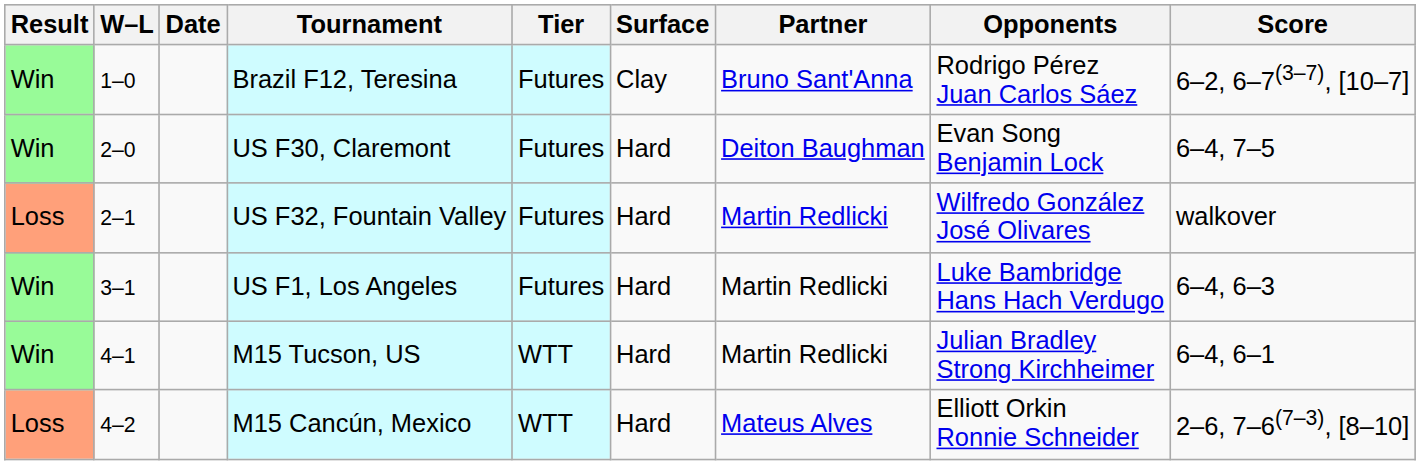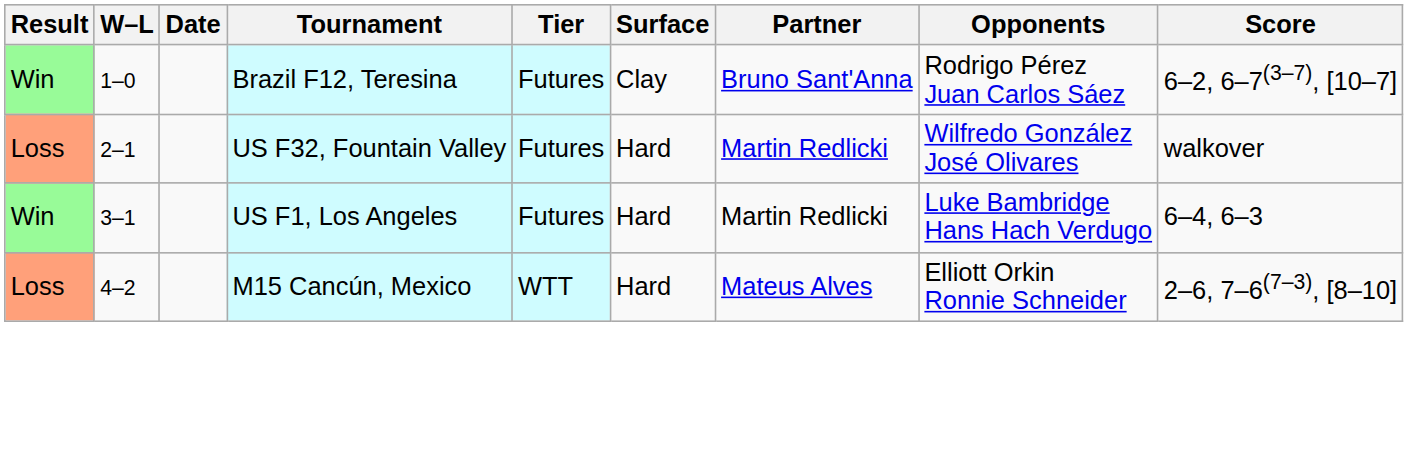- row: (341, 148)
- row: (326, 355)
